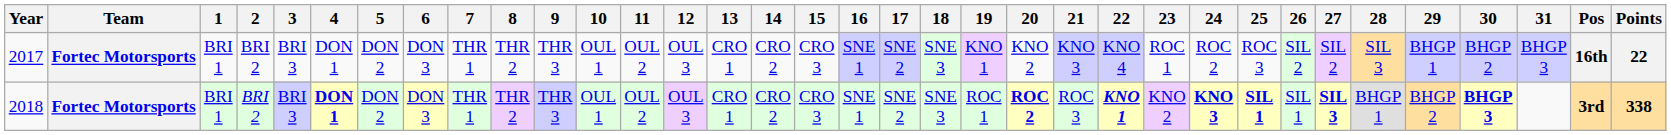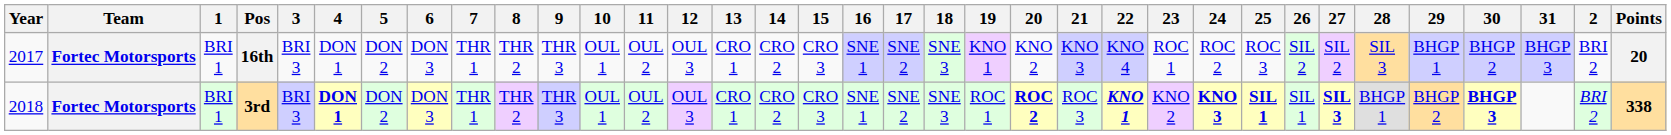columns swapped: (255, 18) <-> (1591, 18)
(1639, 56) 22 -> (1639, 56) 20
